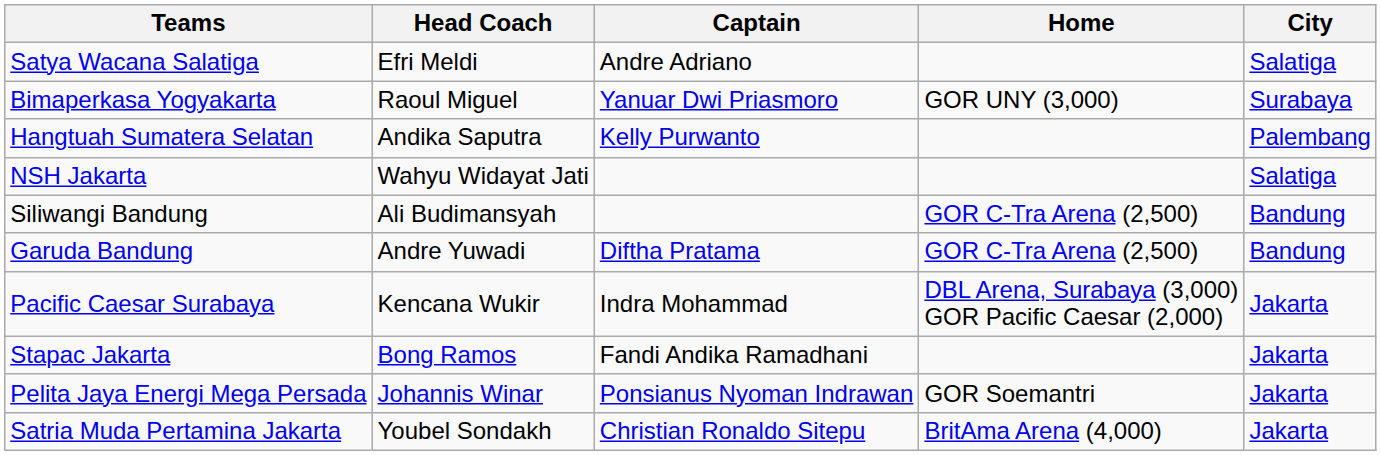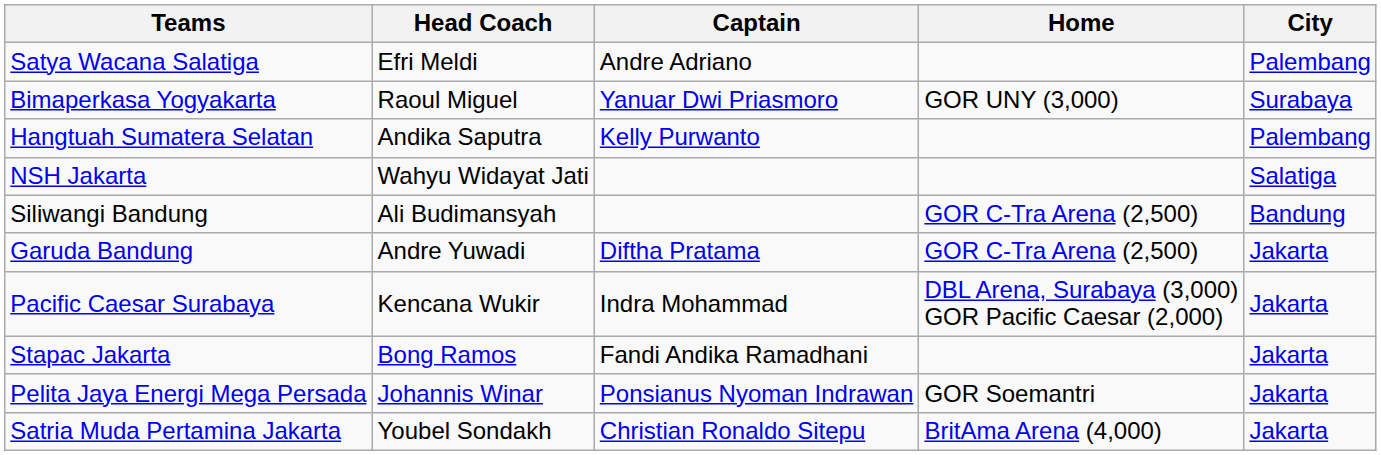(1293, 61) Salatiga -> (1310, 61) Palembang
(1297, 251) Bandung -> (1289, 251) Jakarta
